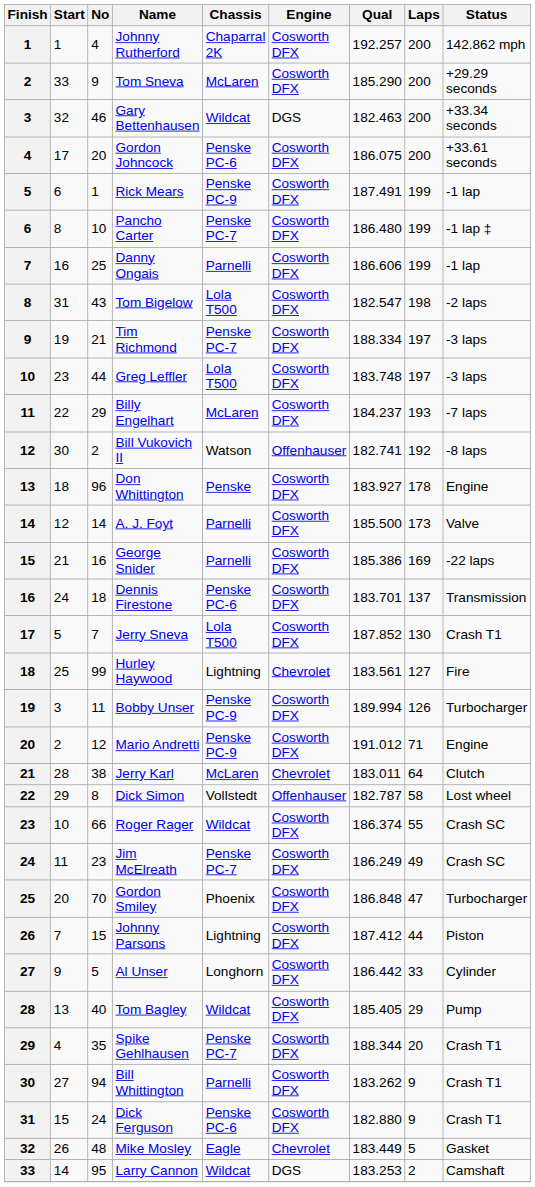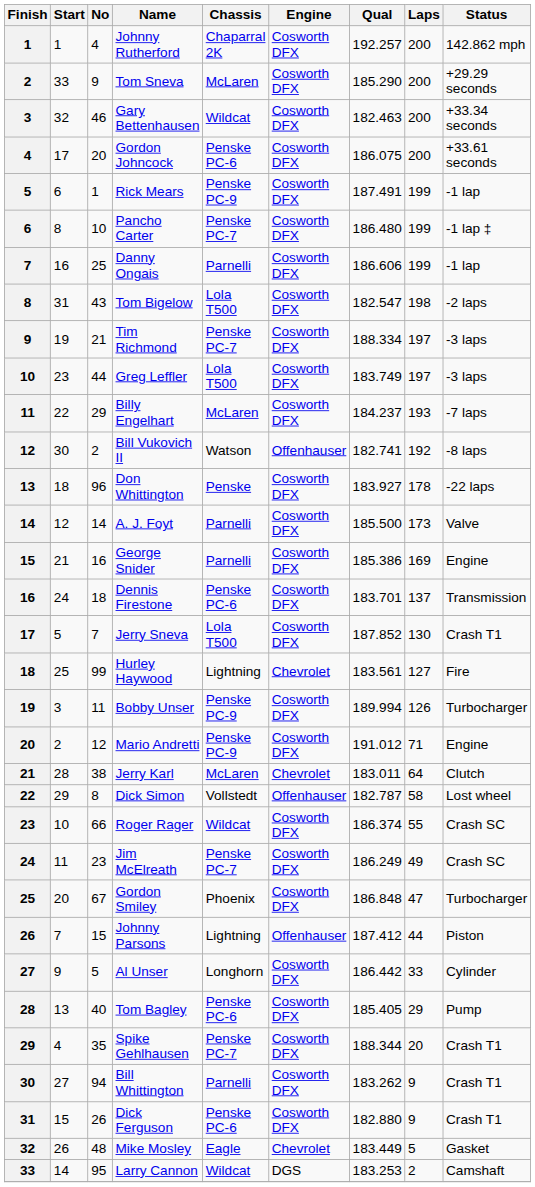(286, 118) DGS -> (300, 118) Cosworth DFX
(377, 376) 183.748 -> (377, 376) 183.749
(467, 486) Engine -> (470, 486) -22 laps
(470, 560) -22 laps -> (467, 560) Engine
(99, 898) 70 -> (99, 898) 67
(300, 935) Cosworth DFX -> (309, 935) Offenhauser
(228, 1009) Wildcat -> (228, 1009) Penske PC-6
(99, 1119) 24 -> (99, 1119) 26
